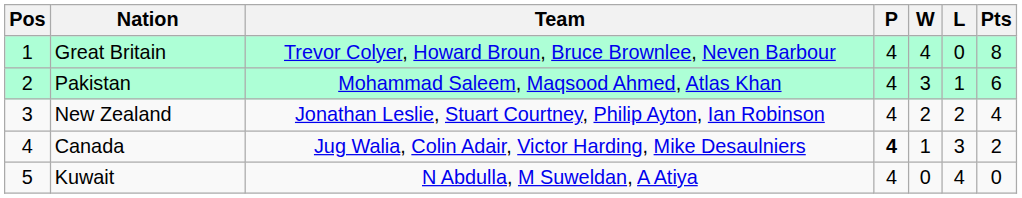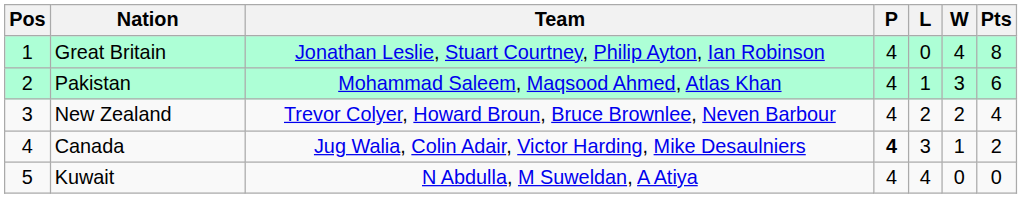columns swapped: (925, 20) <-> (959, 20)
(560, 51) Trevor Colyer, Howard Broun, Bruce Brownlee, Neven Barbour -> (560, 51) Jonathan Leslie, Stuart Courtney, Philip Ayton, Ian Robinson
(560, 114) Jonathan Leslie, Stuart Courtney, Philip Ayton, Ian Robinson -> (560, 114) Trevor Colyer, Howard Broun, Bruce Brownlee, Neven Barbour
